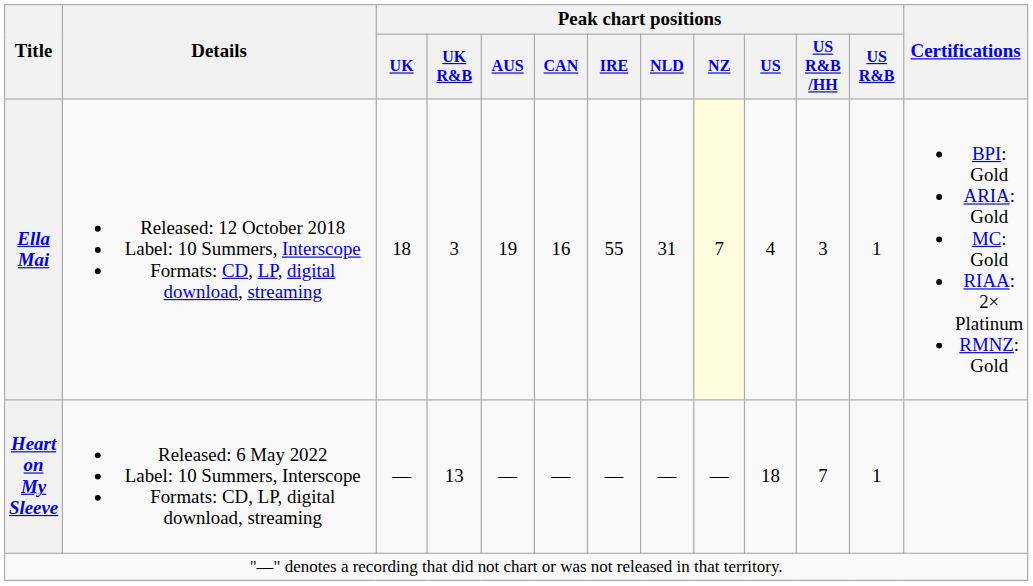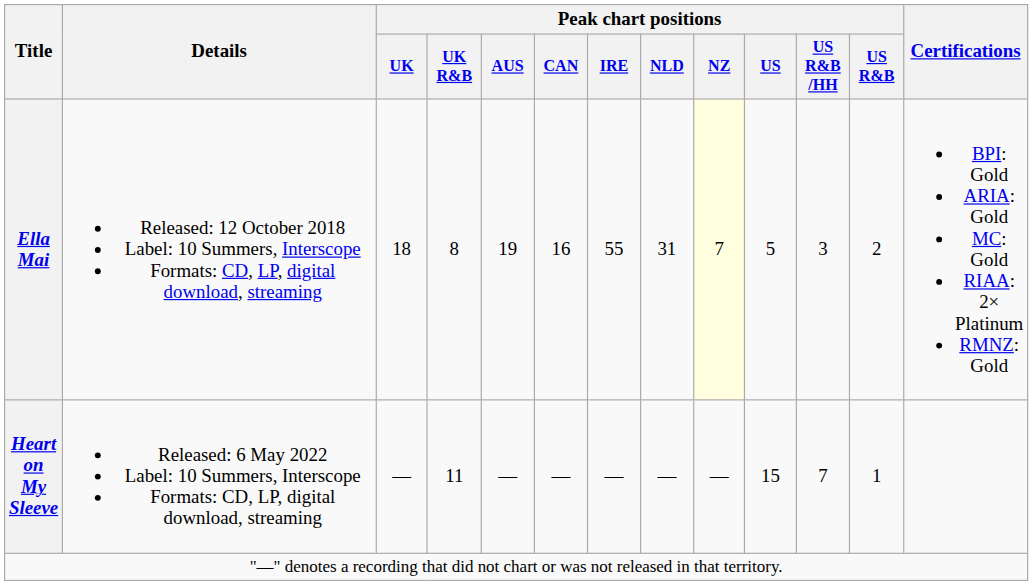(454, 249) 3 -> (454, 249) 8
(771, 249) 4 -> (771, 249) 5
(877, 249) 1 -> (877, 249) 2
(454, 476) 13 -> (454, 476) 11
(771, 476) 18 -> (771, 476) 15
